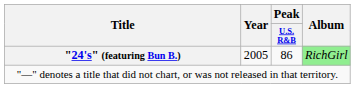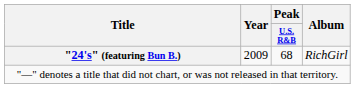(256, 55) 2005 -> (256, 55) 2009
(287, 55) 86 -> (287, 55) 68
(326, 55) lightgreen background -> (326, 55) no background
